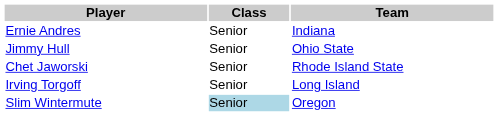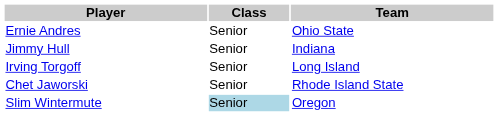(313, 30) Indiana -> (323, 30) Ohio State
(323, 49) Ohio State -> (313, 49) Indiana
rows swapped: (47, 67) <-> (43, 85)
